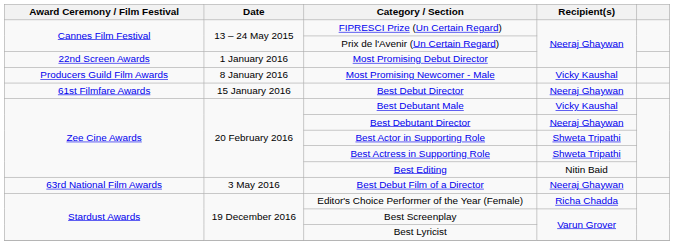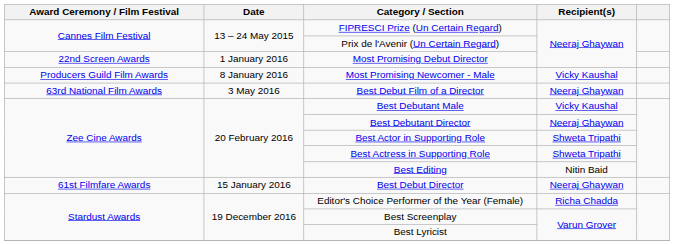rows swapped: (420, 91) <-> (420, 185)
